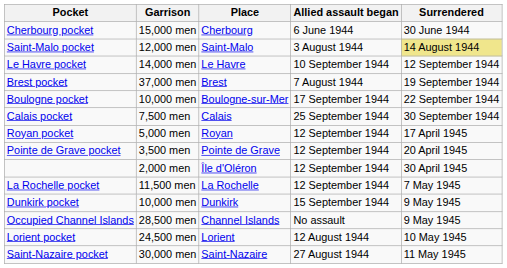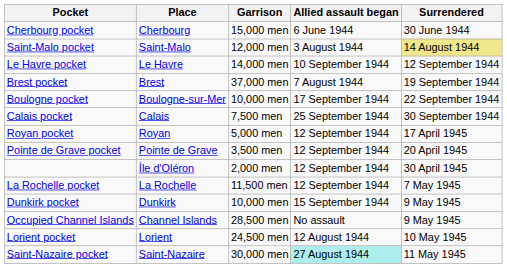columns swapped: (245, 13) <-> (168, 13)
(331, 254) no background -> (331, 254) paleturquoise background
